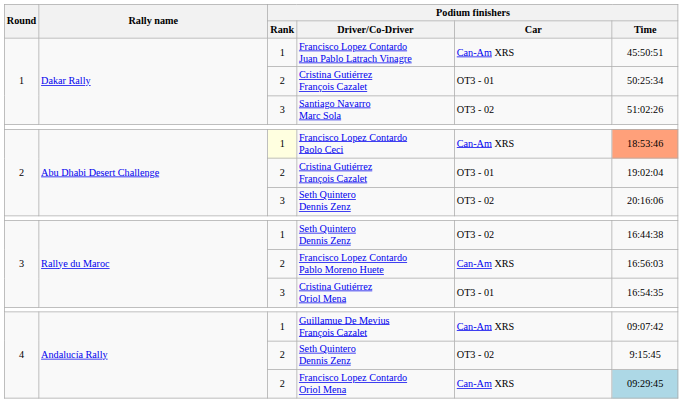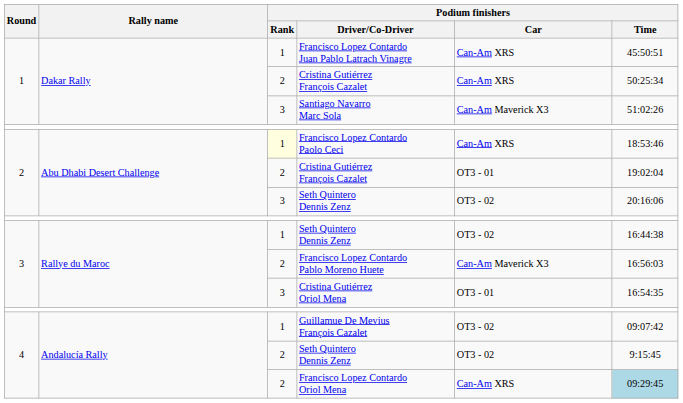(475, 80) OT3 - 01 -> (486, 80) Can-Am XRS
(475, 109) OT3 - 02 -> (503, 109) Can-Am Maverick X3
(645, 143) lightsalmon background -> (645, 143) no background
(486, 263) Can-Am XRS -> (503, 263) Can-Am Maverick X3
(486, 326) Can-Am XRS -> (475, 326) OT3 - 02
